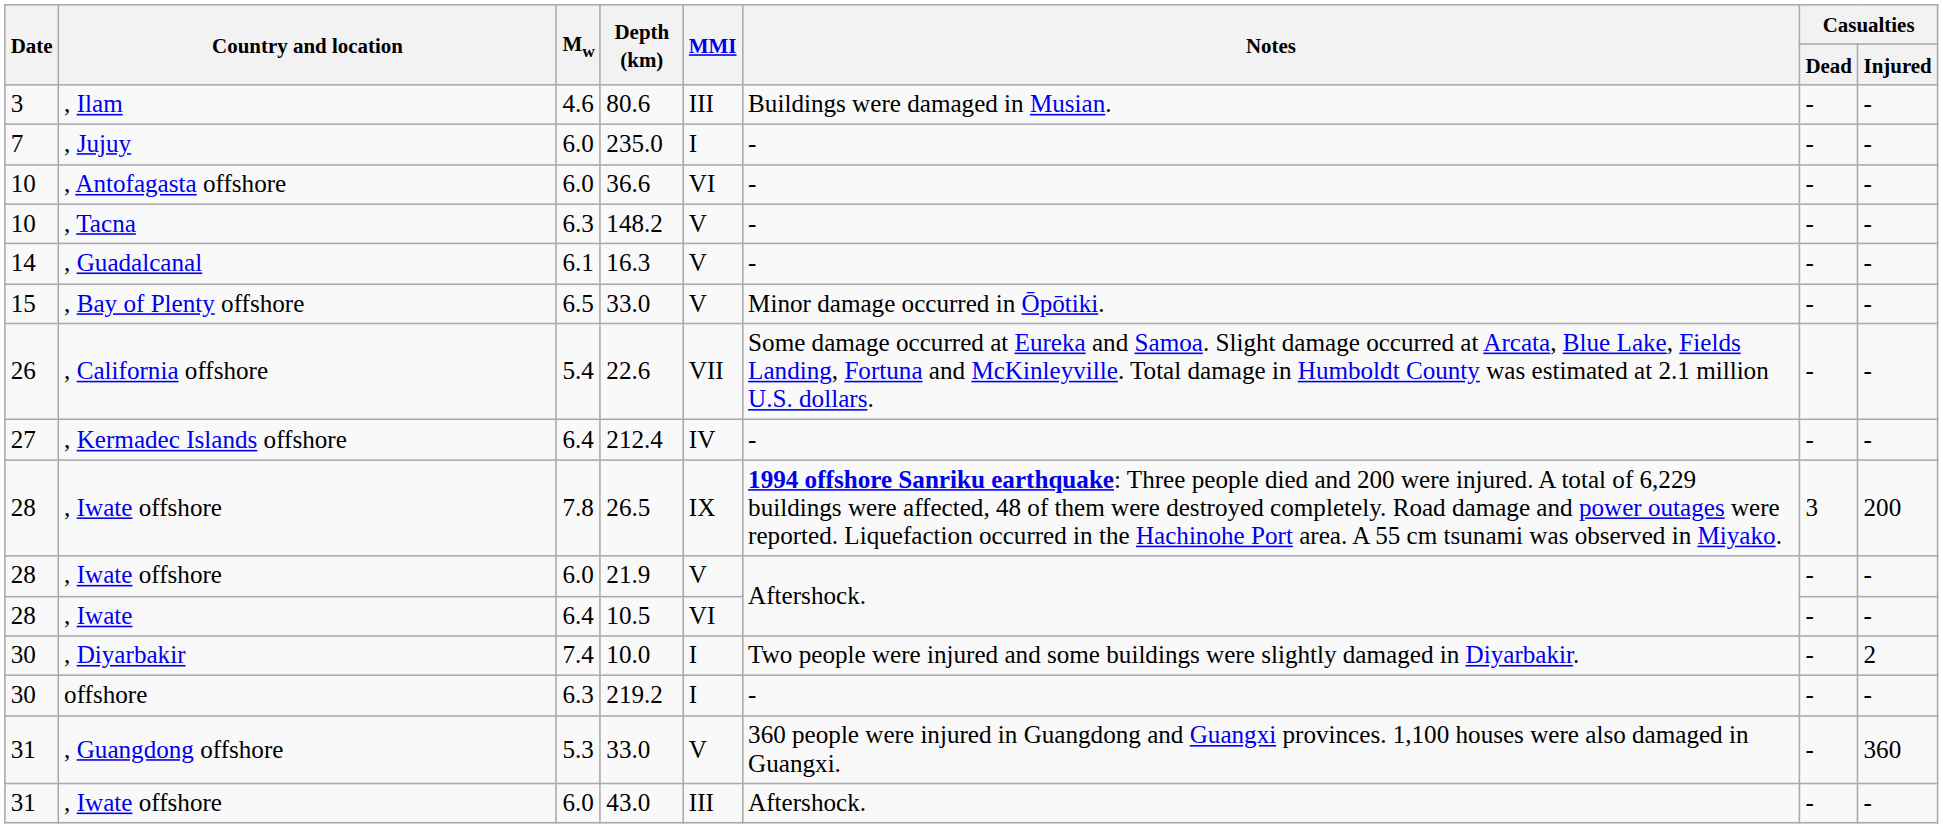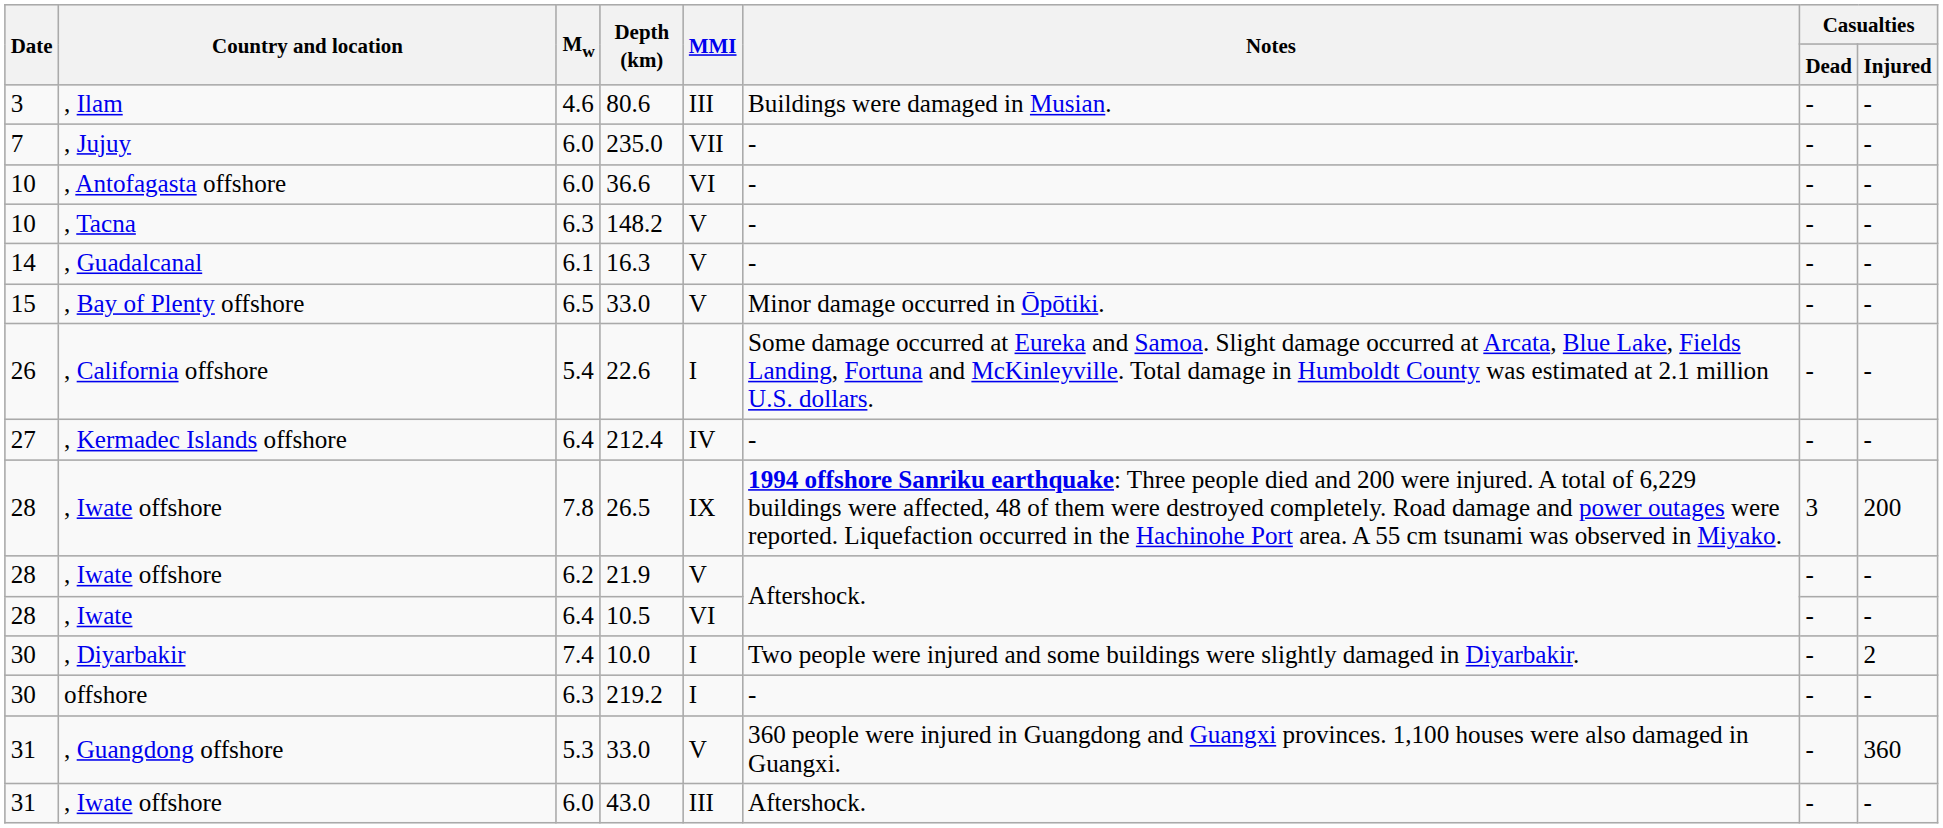(693, 143) I -> (706, 143) VII
(706, 371) VII -> (693, 371) I
(578, 575) 6.0 -> (578, 575) 6.2
